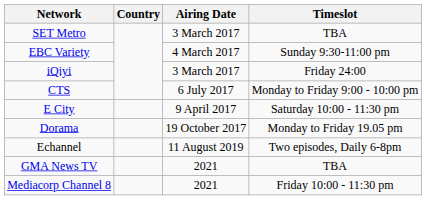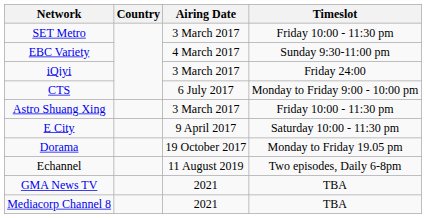(335, 33) TBA -> (335, 33) Friday 10:00 - 11:30 pm
+ row: (59, 109)
(335, 185) Friday 10:00 - 11:30 pm -> (335, 204) TBA
